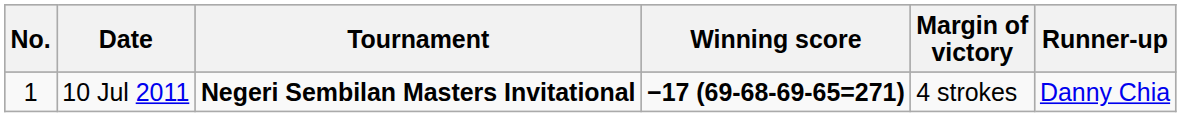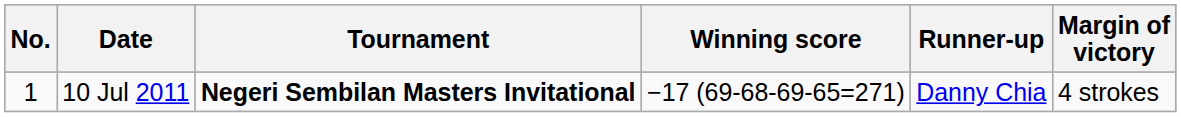columns swapped: (972, 39) <-> (1105, 39)
(776, 92) bold -> (776, 92) normal
